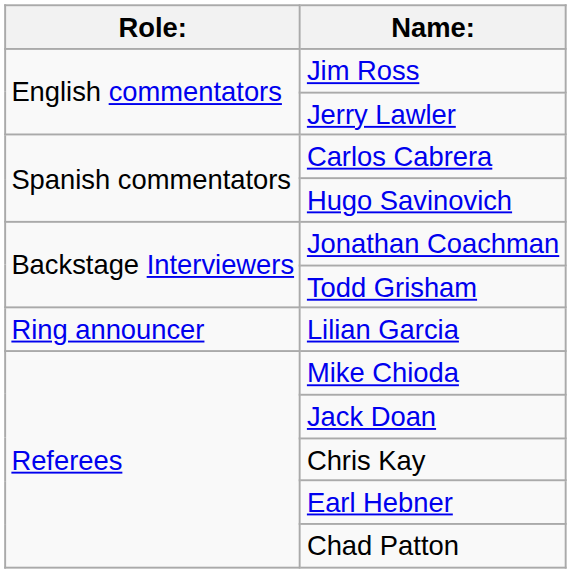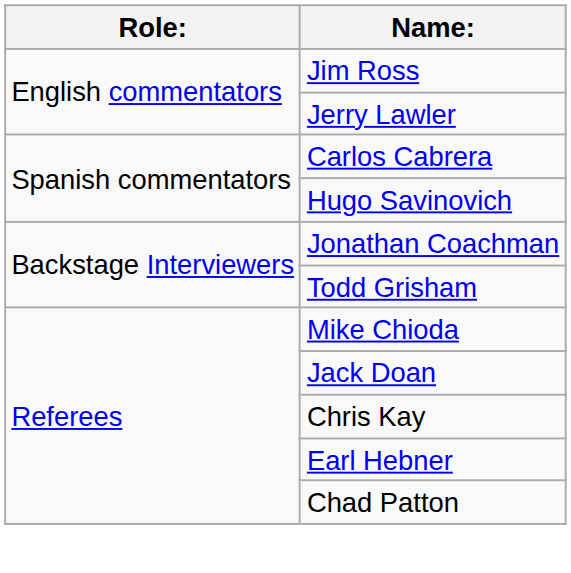- row: (383, 330)
